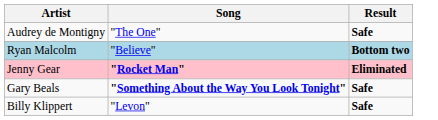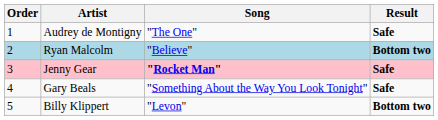+ column: (23, 13)
(379, 69) Eliminated -> (384, 69) Safe
(228, 87) bold -> (257, 87) normal
(362, 106) Safe -> (402, 106) Bottom two
